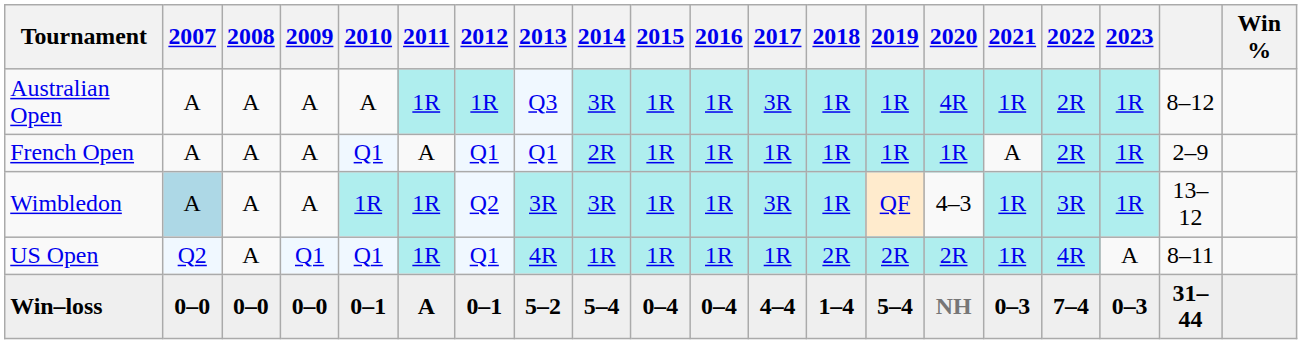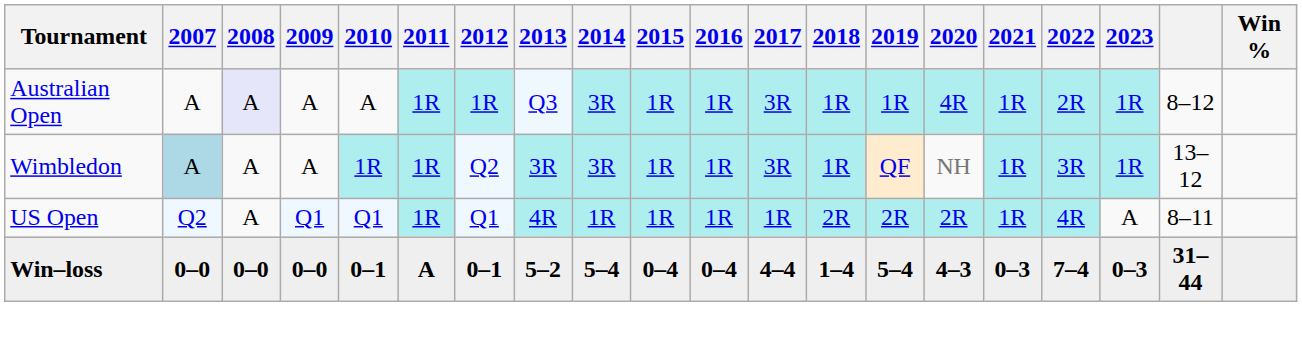(251, 101) no background -> (251, 101) lavender background
- row: (72, 152)
(954, 203) 4–3 -> (954, 166) NH
(954, 306) NH -> (954, 268) 4–3
